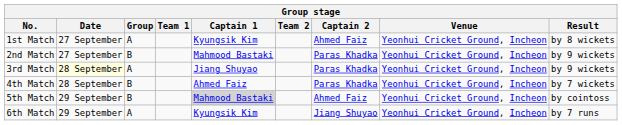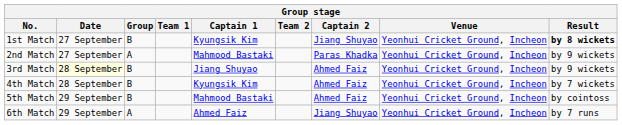(129, 40) A -> (129, 40) B
(340, 40) Ahmed Faiz -> (346, 40) Jiang Shuyao
(583, 40) normal -> (583, 40) bold
(129, 55) B -> (129, 55) A
(129, 69) A -> (129, 69) B
(346, 69) Paras Khadka -> (340, 69) Ahmed Faiz
(220, 84) Ahmed Faiz -> (226, 84) Kyungsik Kim
(346, 84) Paras Khadka -> (340, 84) Ahmed Faiz
(234, 98) lightgrey background -> (234, 98) no background
(226, 112) Kyungsik Kim -> (220, 112) Ahmed Faiz
